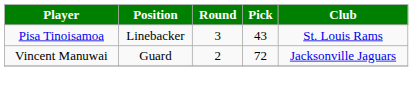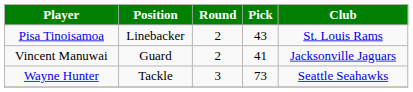(218, 35) 3 -> (218, 35) 2
(261, 55) 72 -> (261, 55) 41
+ row: (61, 76)
